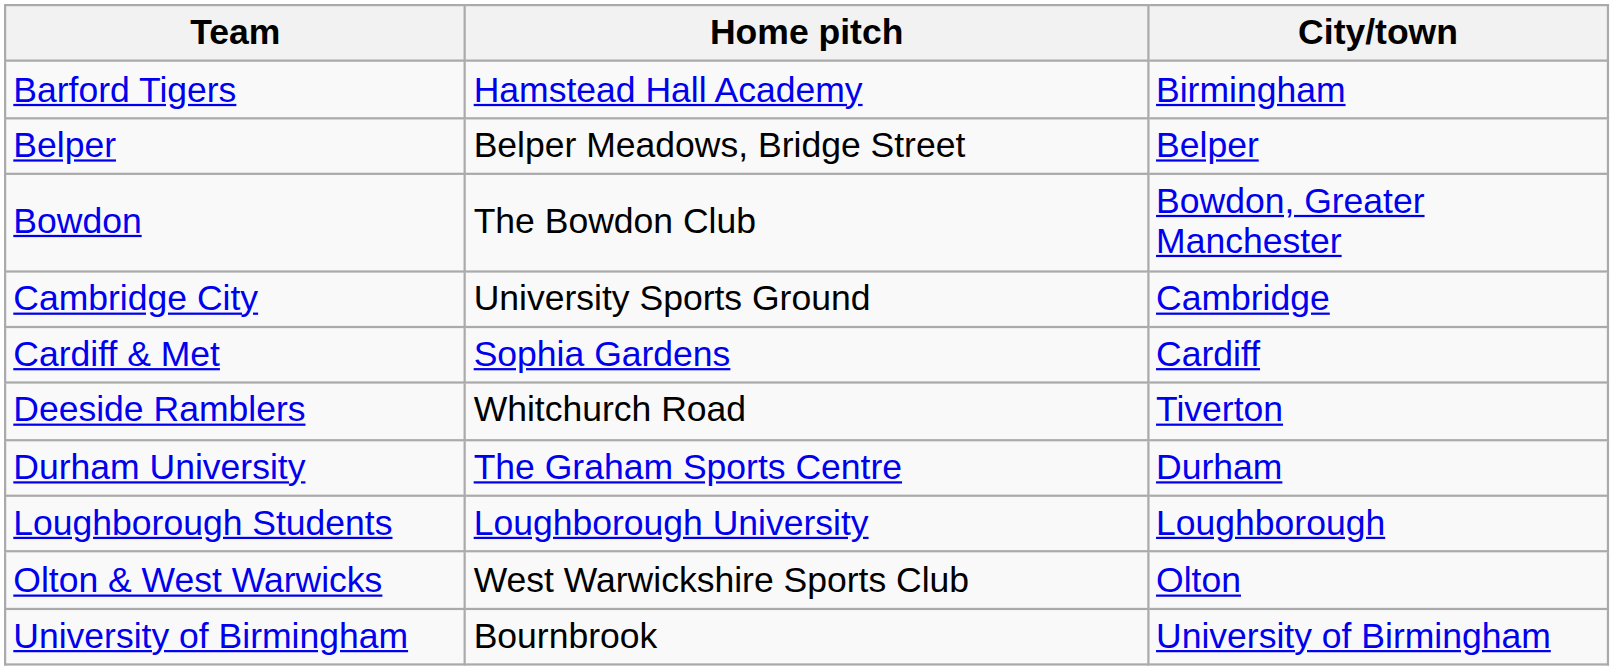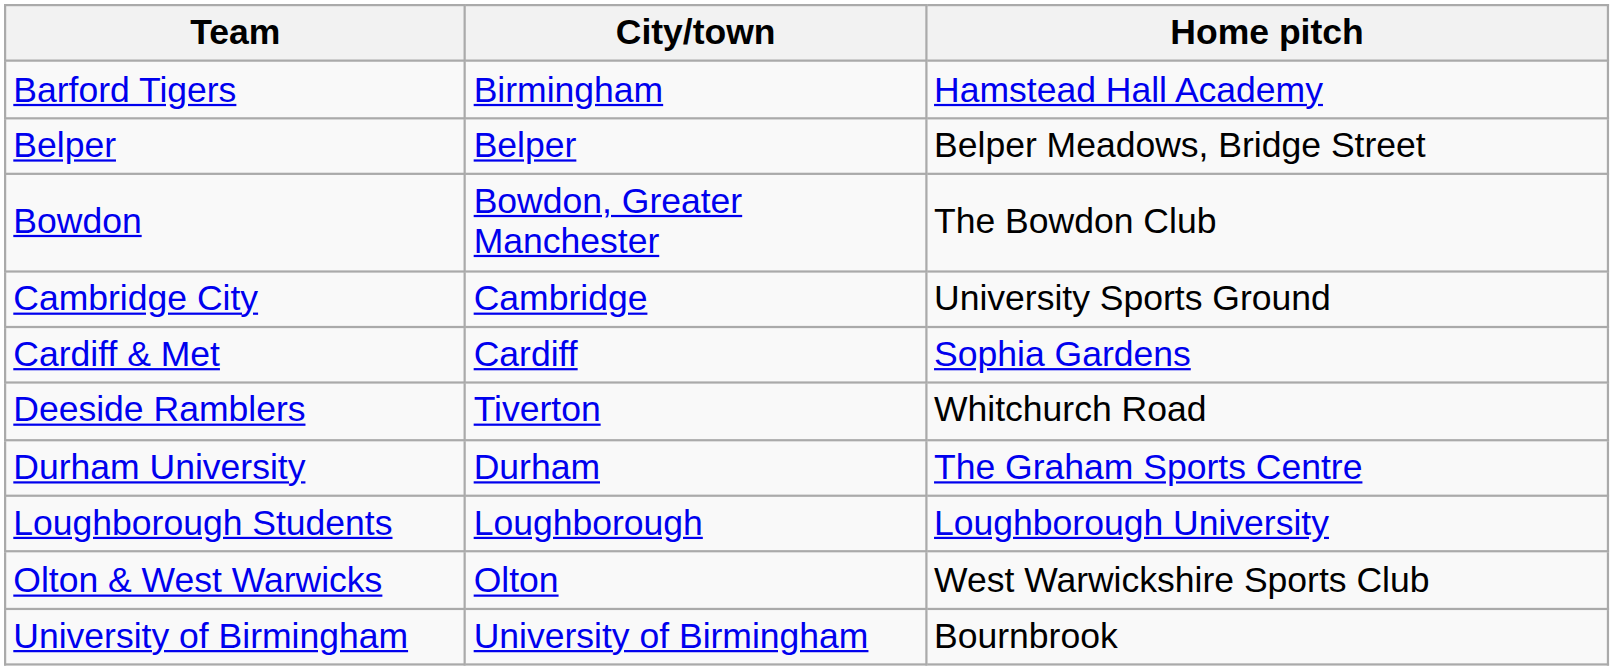columns swapped: (1378, 32) <-> (807, 32)
